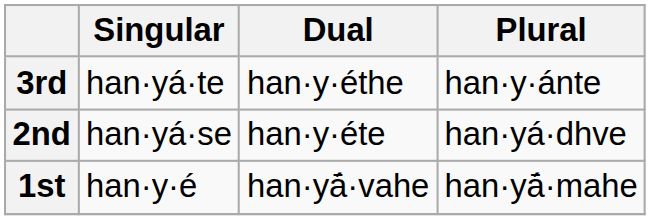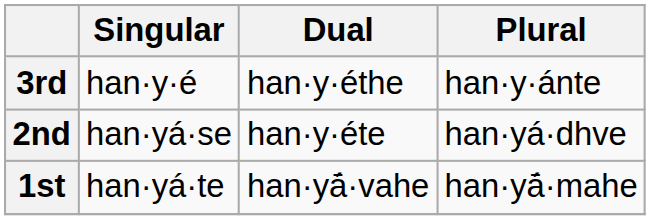(155, 82) han·yá·te -> (142, 82) han·y·é
(142, 186) han·y·é -> (155, 186) han·yá·te
